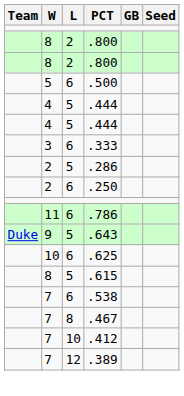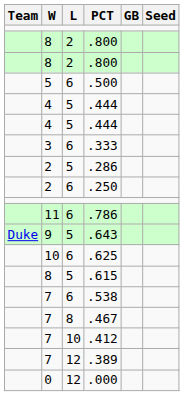+ row: (48, 380)
